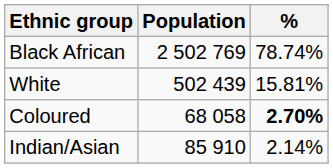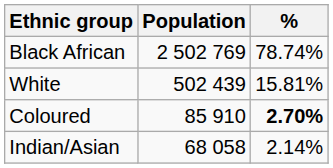(215, 116) 68 058 -> (215, 116) 85 910
(215, 148) 85 910 -> (215, 148) 68 058
